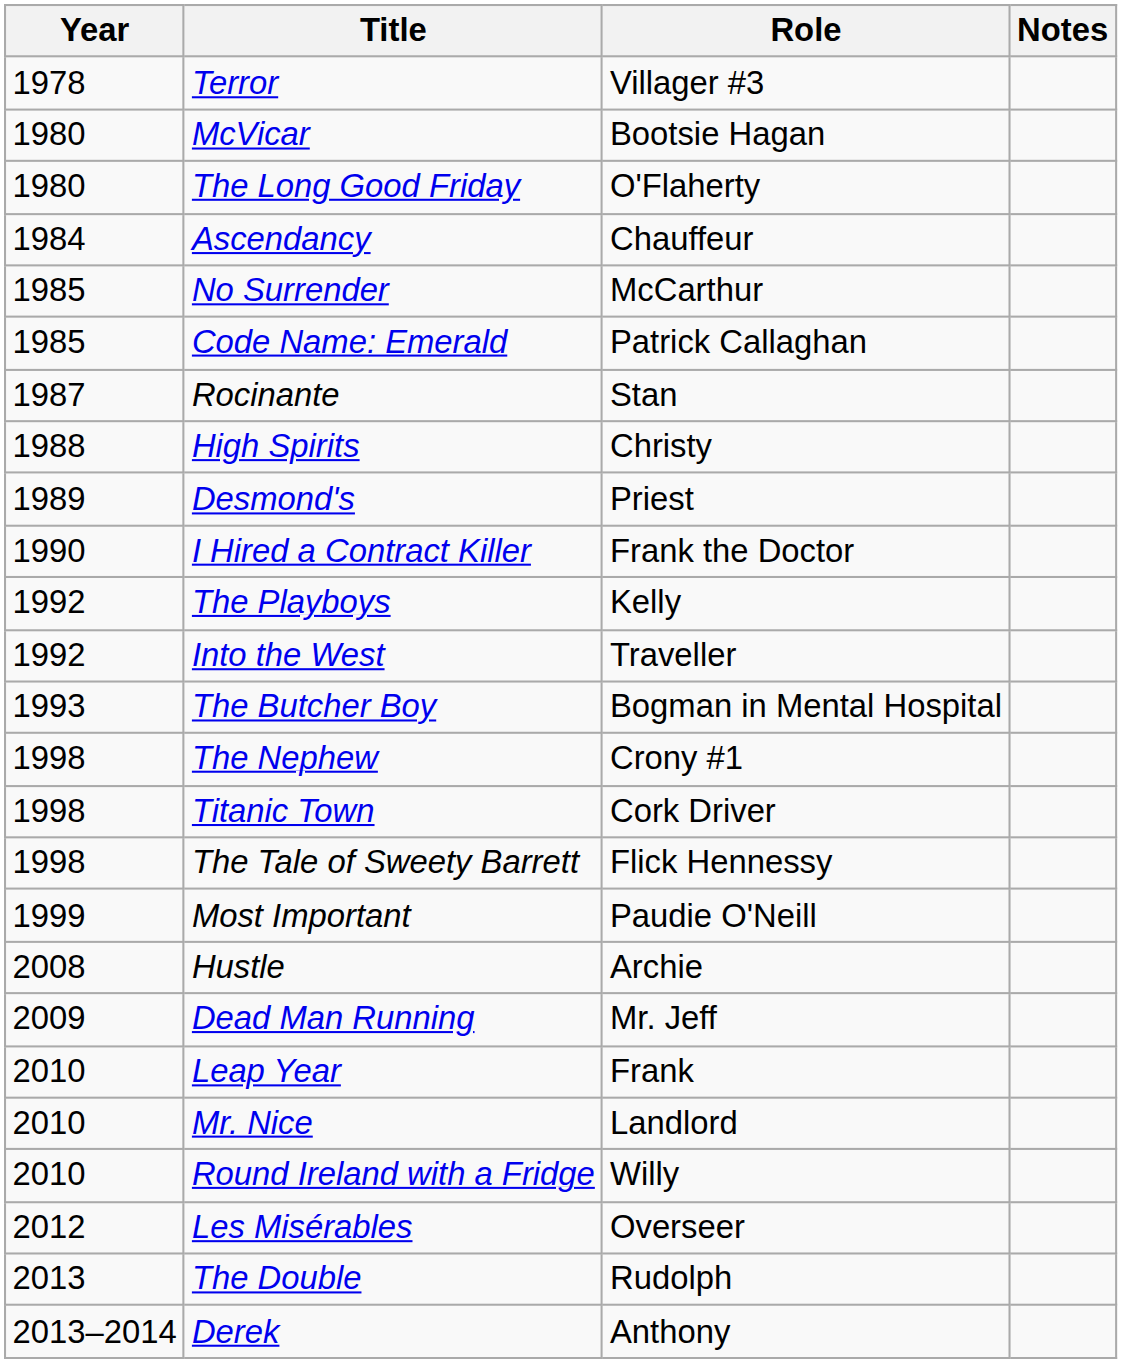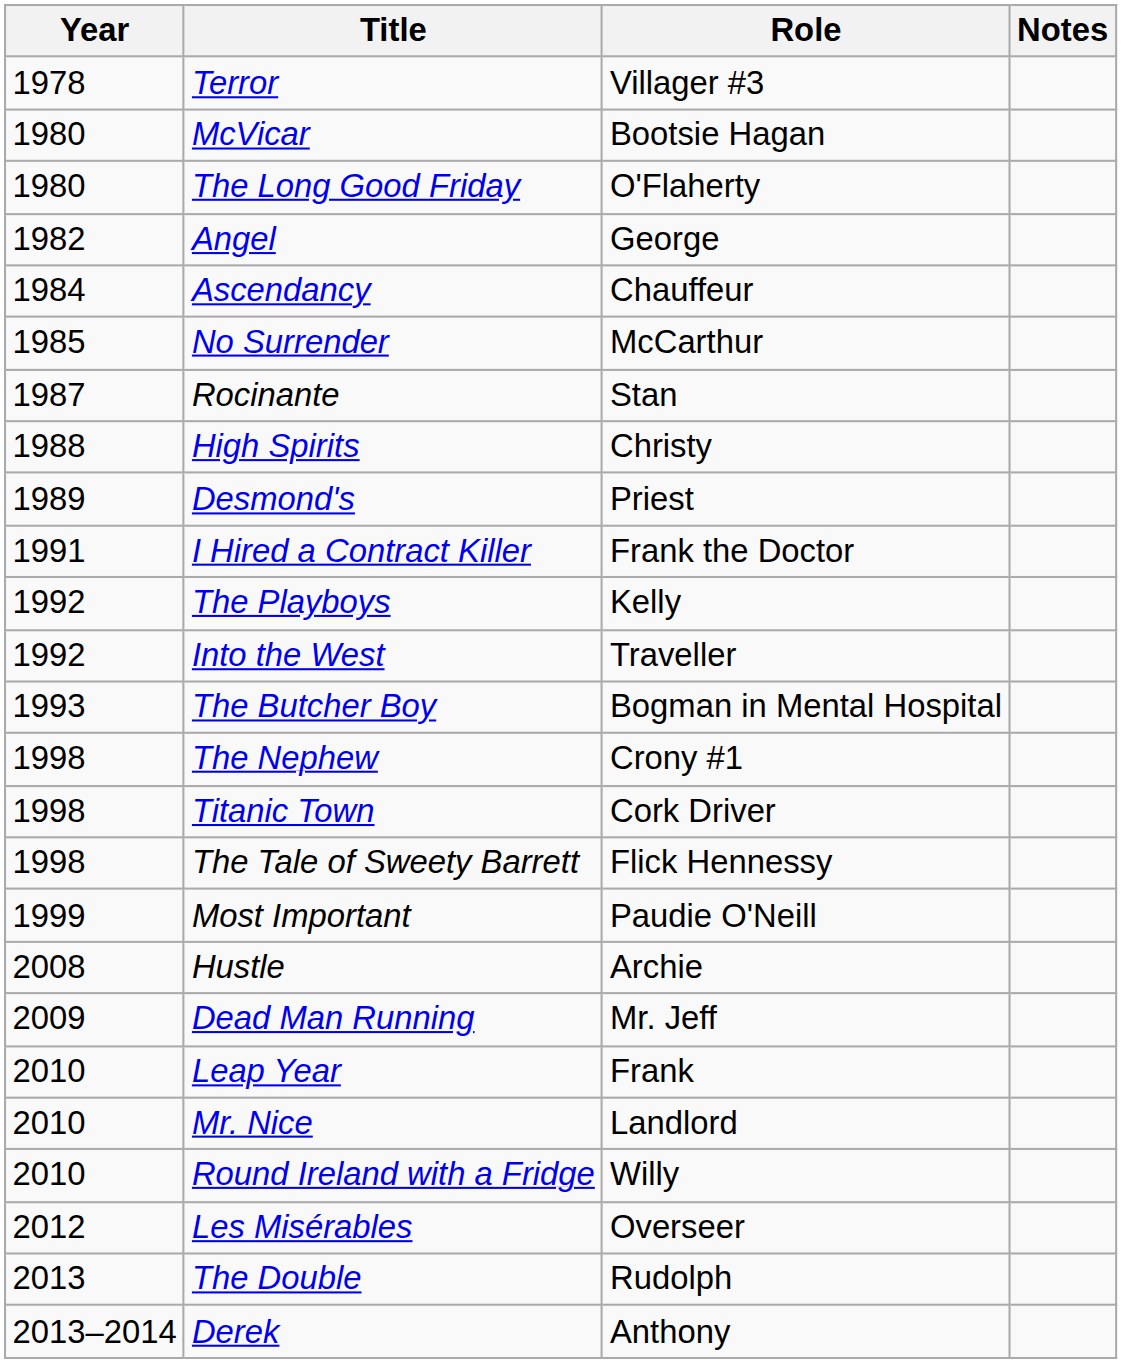+ row: (234, 238)
- row: (350, 342)
(49, 550) 1990 -> (49, 550) 1991
